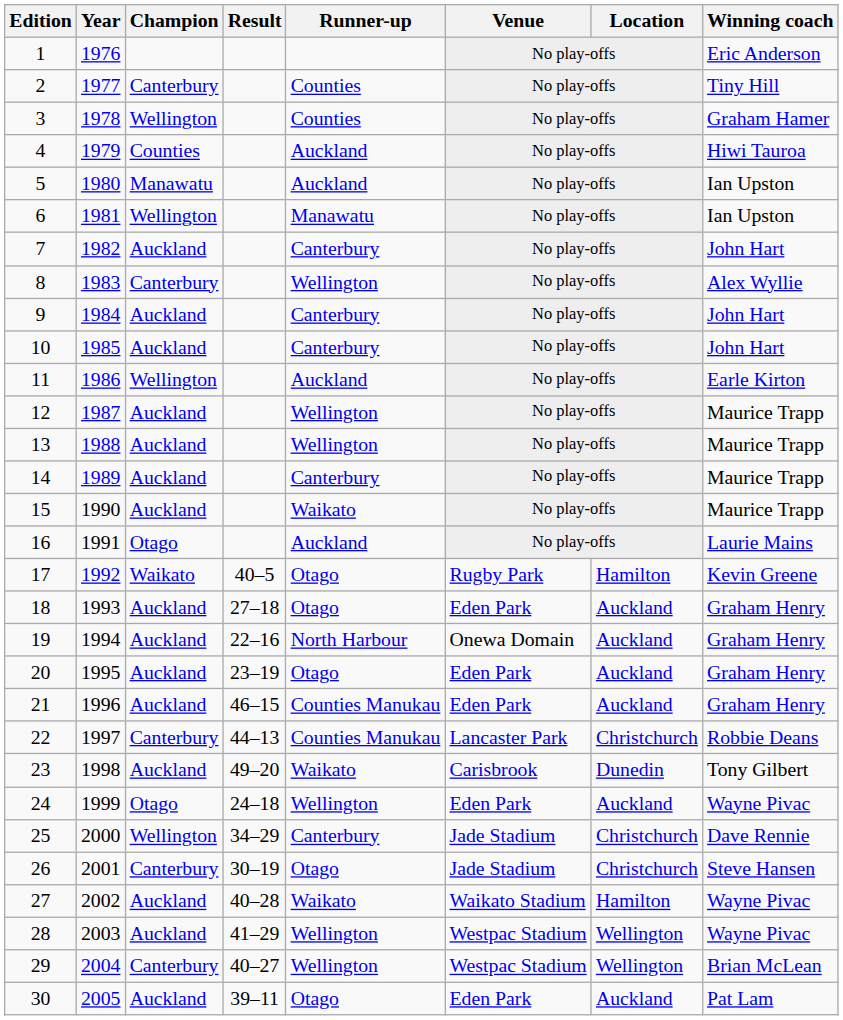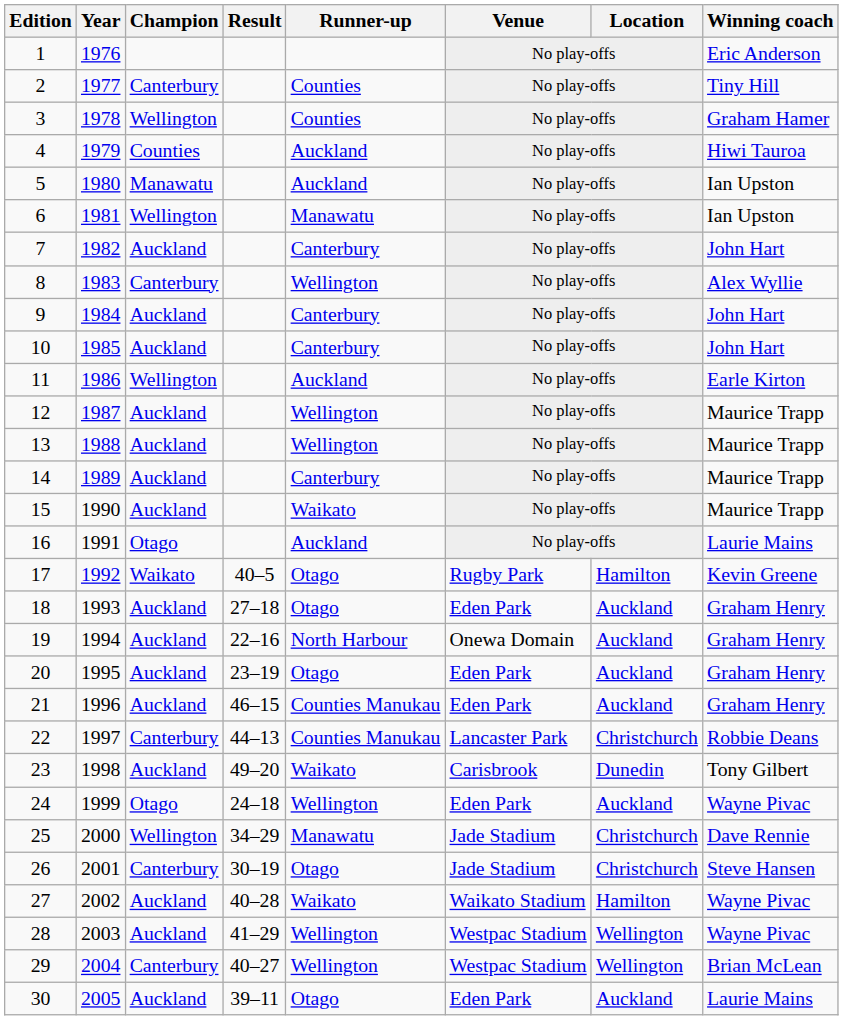(335, 835) Canterbury -> (332, 835) Manawatu
(740, 998) Pat Lam -> (760, 998) Laurie Mains
